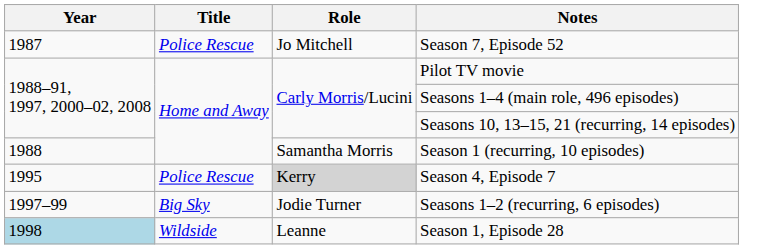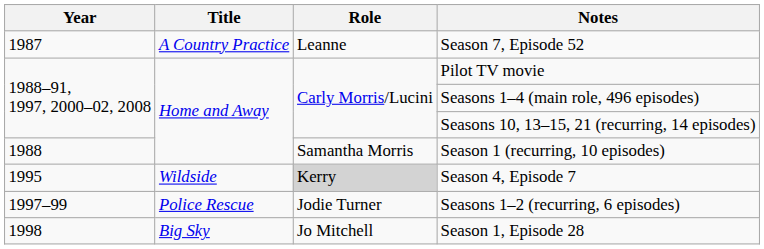(206, 44) Police Rescue -> (224, 44) A Country Practice
(315, 44) Jo Mitchell -> (322, 44) Leanne
(206, 177) Police Rescue -> (188, 177) Wildside
(184, 204) Big Sky -> (206, 204) Police Rescue
(25, 230) lightblue background -> (25, 230) no background
(188, 230) Wildside -> (184, 230) Big Sky
(301, 230) Leanne -> (335, 230) Jo Mitchell
